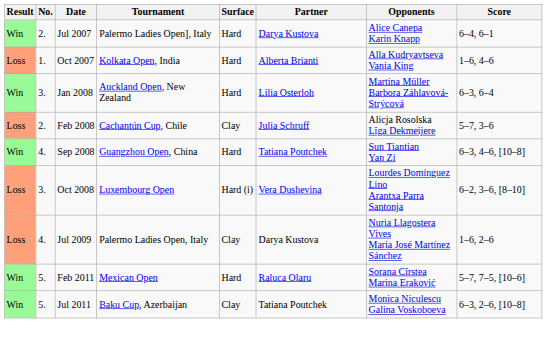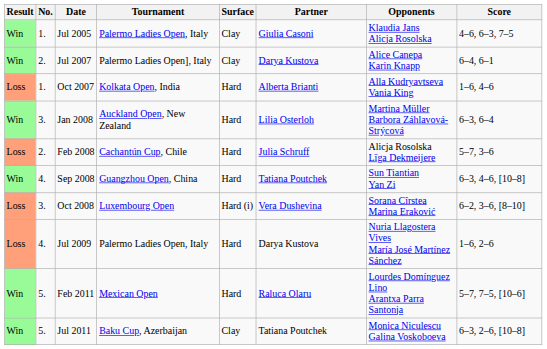+ row: (74, 33)
(231, 33) Hard -> (231, 60) Clay
(231, 125) Clay -> (231, 152) Hard
(409, 190) Lourdes Domínguez Lino Arantxa Parra Santonja -> (402, 206) Sorana Cîrstea Marina Eraković
(231, 239) Clay -> (231, 244) Hard
(402, 277) Sorana Cîrstea Marina Eraković -> (409, 293) Lourdes Domínguez Lino Arantxa Parra Santonja
